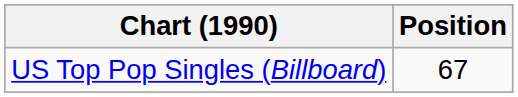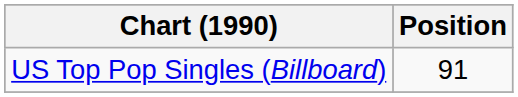(453, 69) 67 -> (453, 69) 91
